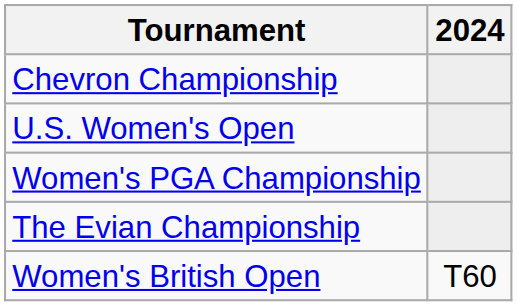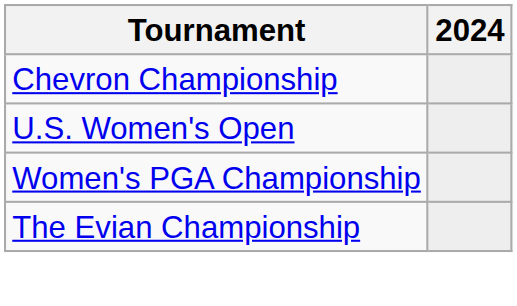- row: (166, 277)
